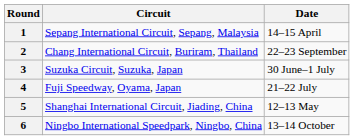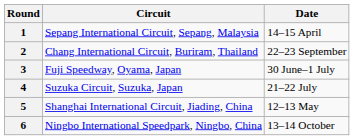(114, 69) Suzuka Circuit, Suzuka, Japan -> (113, 69) Fuji Speedway, Oyama, Japan
(113, 87) Fuji Speedway, Oyama, Japan -> (114, 87) Suzuka Circuit, Suzuka, Japan
